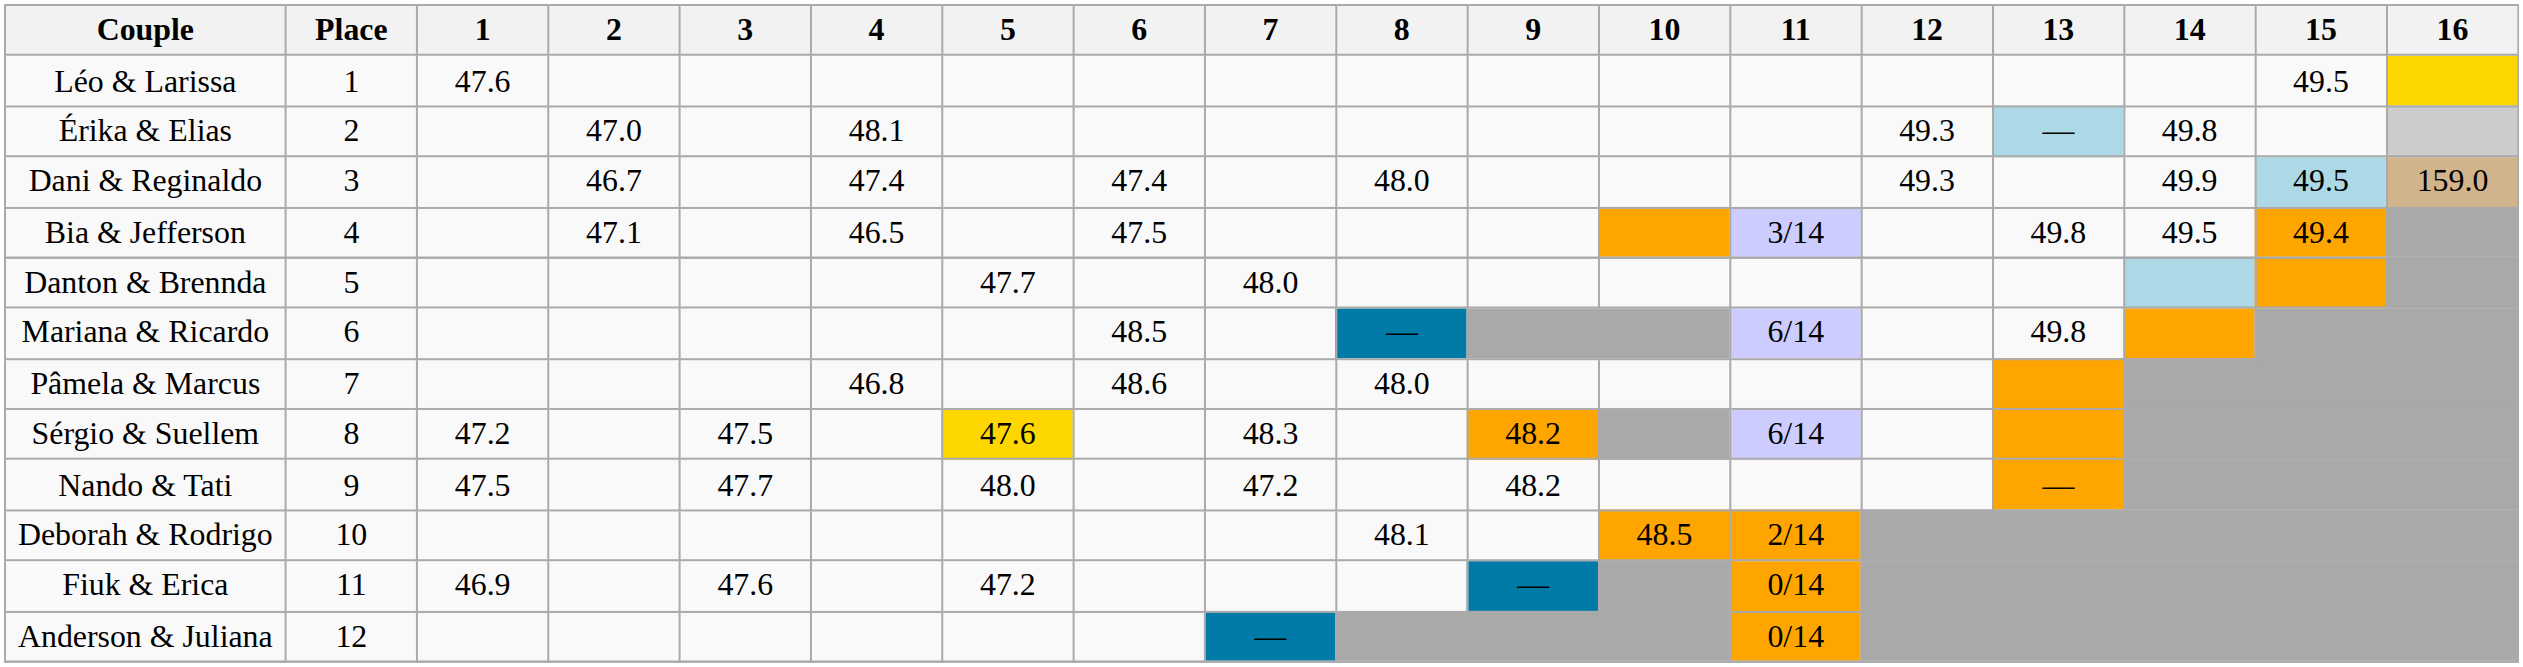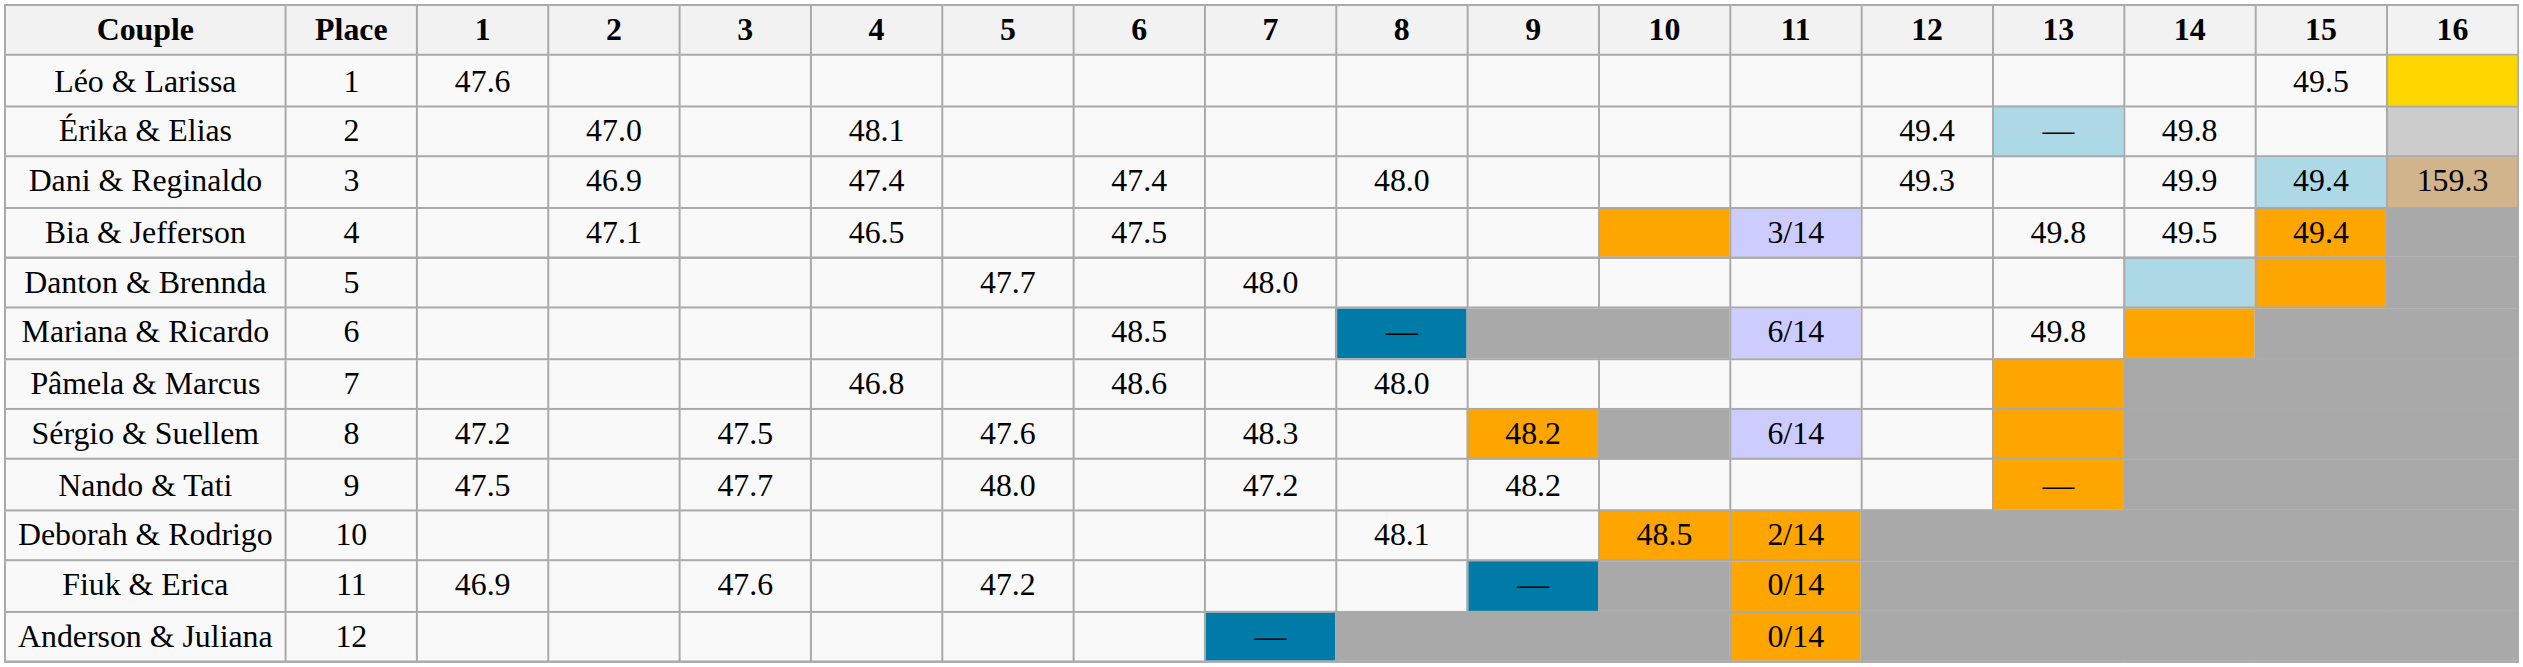(1927, 130) 49.3 -> (1927, 130) 49.4
(614, 181) 46.7 -> (614, 181) 46.9
(2321, 181) 49.5 -> (2321, 181) 49.4
(2453, 181) 159.0 -> (2453, 181) 159.3
(1008, 433) gold background -> (1008, 433) no background
